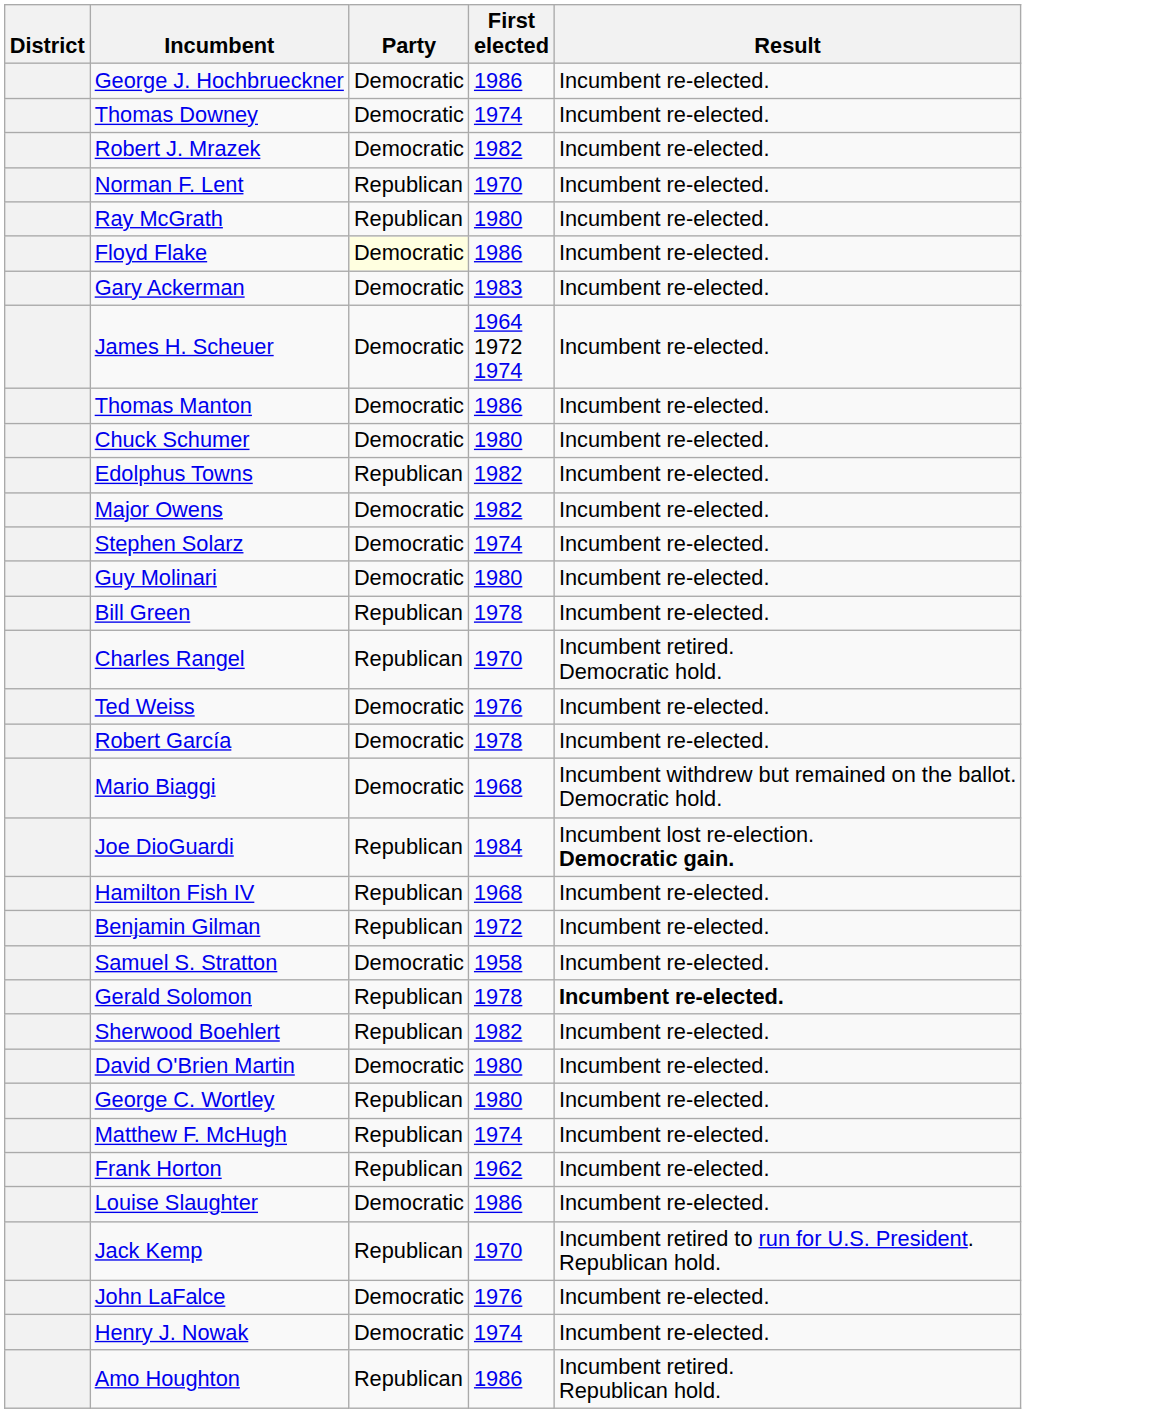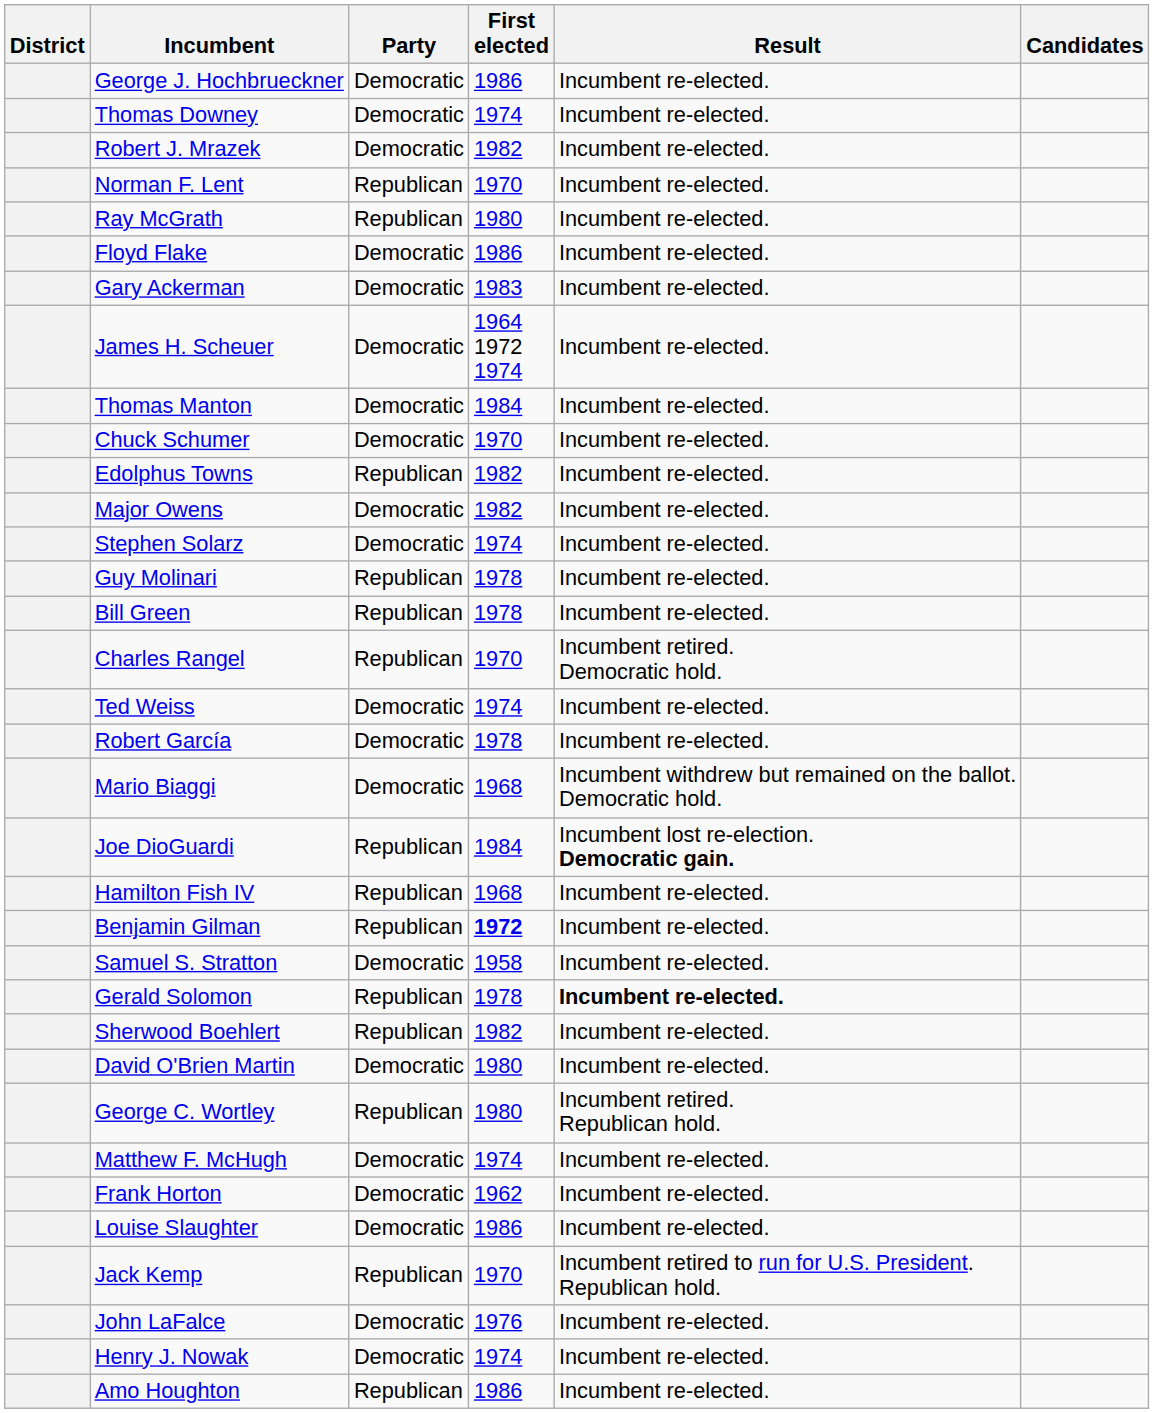+ column: (1085, 46)
(409, 253) lightyellow background -> (409, 253) no background
(498, 405) 1986 -> (498, 405) 1984
(498, 440) 1980 -> (498, 440) 1970
(409, 578) Democratic -> (408, 578) Republican
(498, 578) 1980 -> (498, 578) 1978
(498, 706) 1976 -> (498, 706) 1974
(498, 927) normal -> (498, 927) bold
(664, 1100) Incumbent re-elected. -> (647, 1112) Incumbent retired. Republican hold.
(408, 1134) Republican -> (409, 1159) Democratic
(408, 1169) Republican -> (409, 1193) Democratic
(647, 1378) Incumbent retired. Republican hold. -> (664, 1390) Incumbent re-elected.
